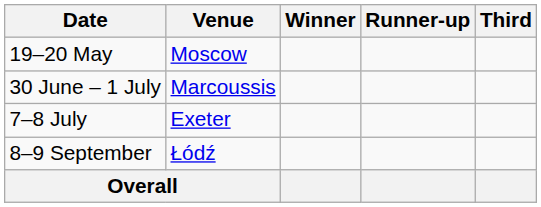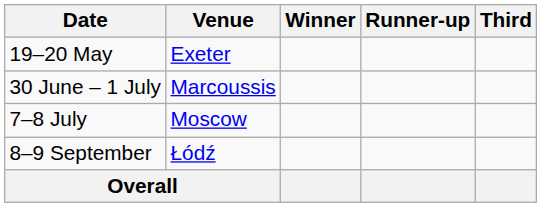(209, 53) Moscow -> (201, 53) Exeter
(201, 119) Exeter -> (209, 119) Moscow
